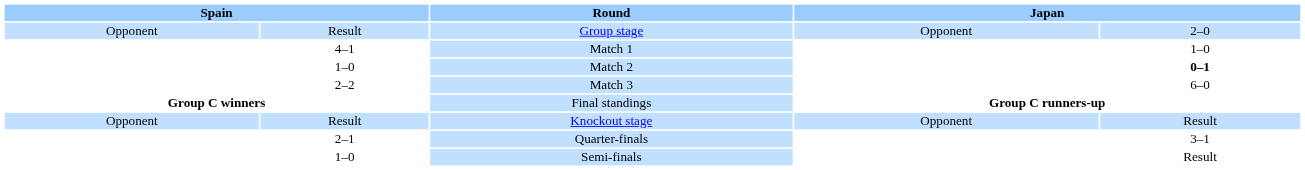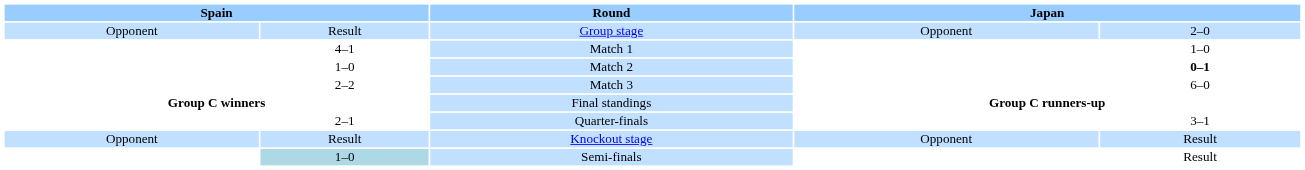rows swapped: (611, 121) <-> (611, 139)
(345, 157) no background -> (345, 157) lightblue background
